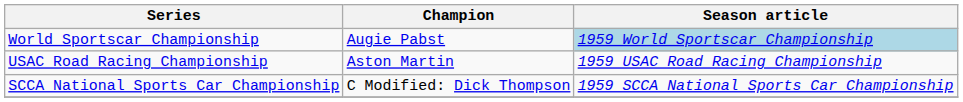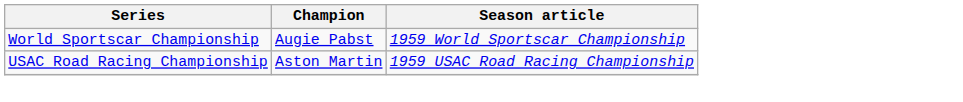(725, 40) lightblue background -> (537, 40) no background
- row: (174, 86)
